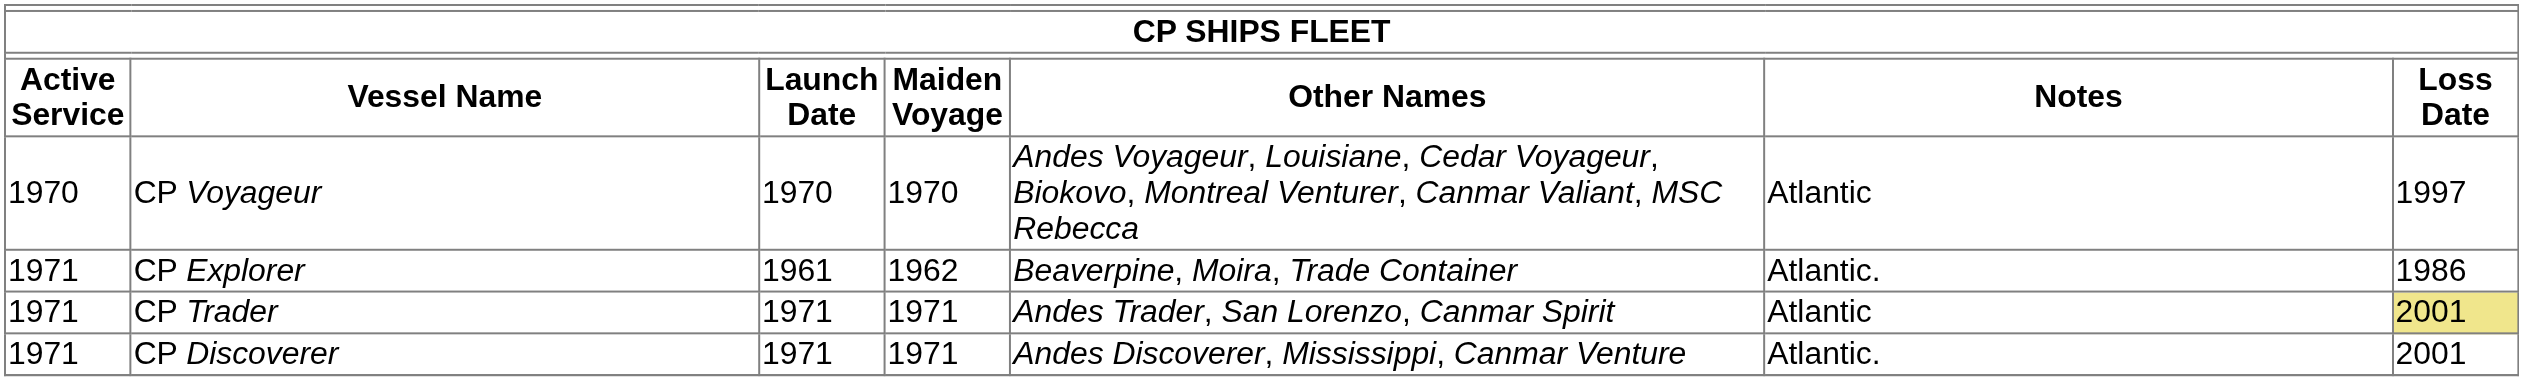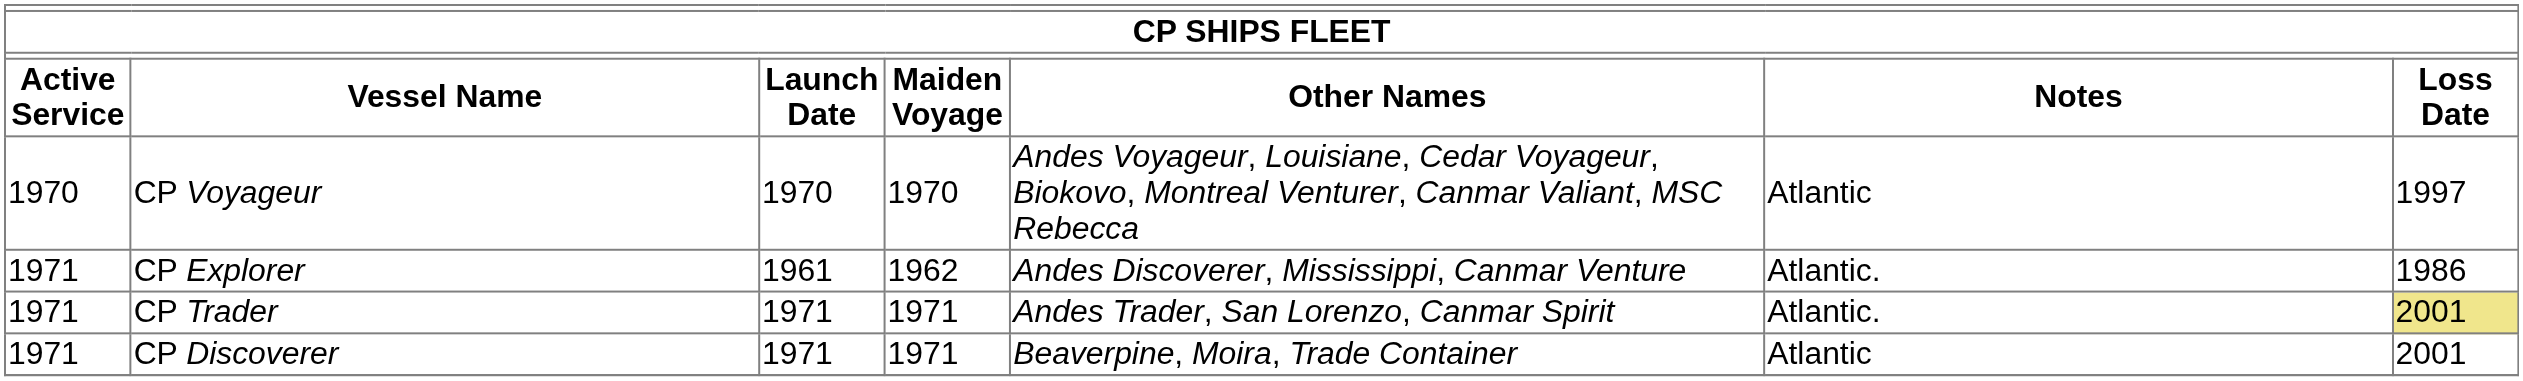(1265, 270) Beaverpine, Moira, Trade Container -> (1350, 270) Andes Discoverer, Mississippi, Canmar Venture
(1819, 311) Atlantic -> (1824, 311) Atlantic.
(1350, 353) Andes Discoverer, Mississippi, Canmar Venture -> (1265, 353) Beaverpine, Moira, Trade Container
(1824, 353) Atlantic. -> (1819, 353) Atlantic
